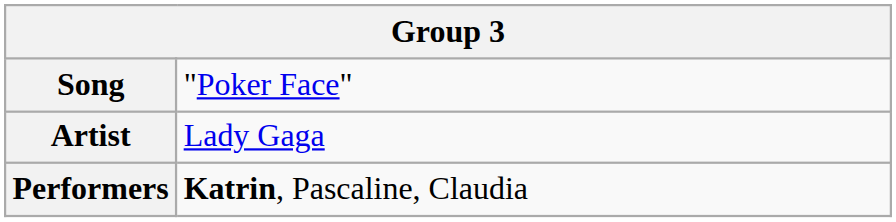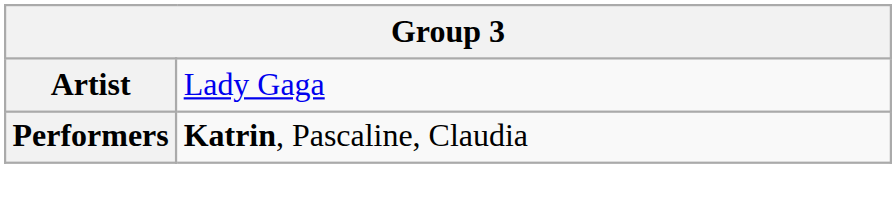- row: (91, 83)
